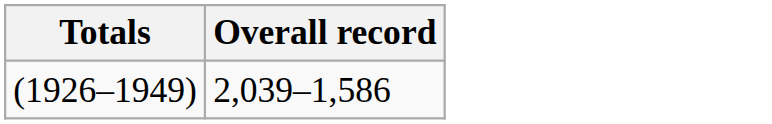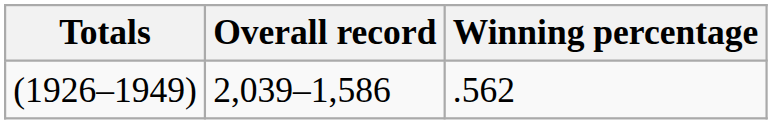+ column: (606, 32)
